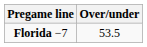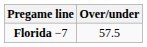(109, 33) 53.5 -> (109, 33) 57.5
